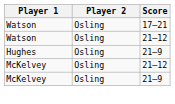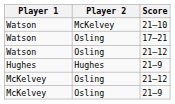+ row: (21, 25)
(89, 52) Osling -> (89, 65) Hughes
